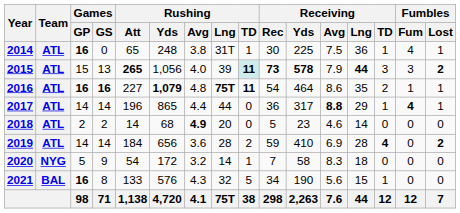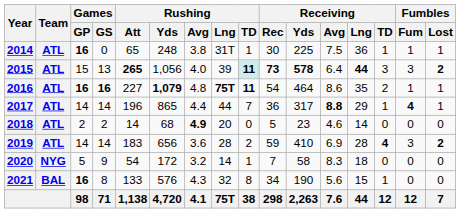(411, 50) 4 -> (411, 50) 1
(334, 69) 7.9 -> (334, 69) 6.4
(249, 106) 0 -> (249, 106) 7
(133, 143) 184 -> (133, 143) 183
(411, 143) 0 -> (411, 143) 3
(249, 180) 5 -> (249, 180) 8
